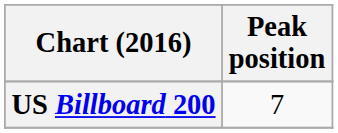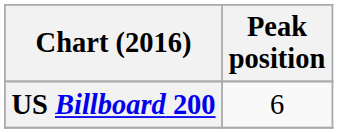(277, 104) 7 -> (277, 104) 6
